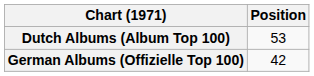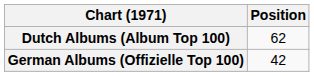(278, 37) 53 -> (278, 37) 62
